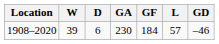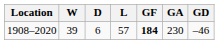columns swapped: (175, 13) <-> (124, 13)
(149, 30) normal -> (149, 30) bold
